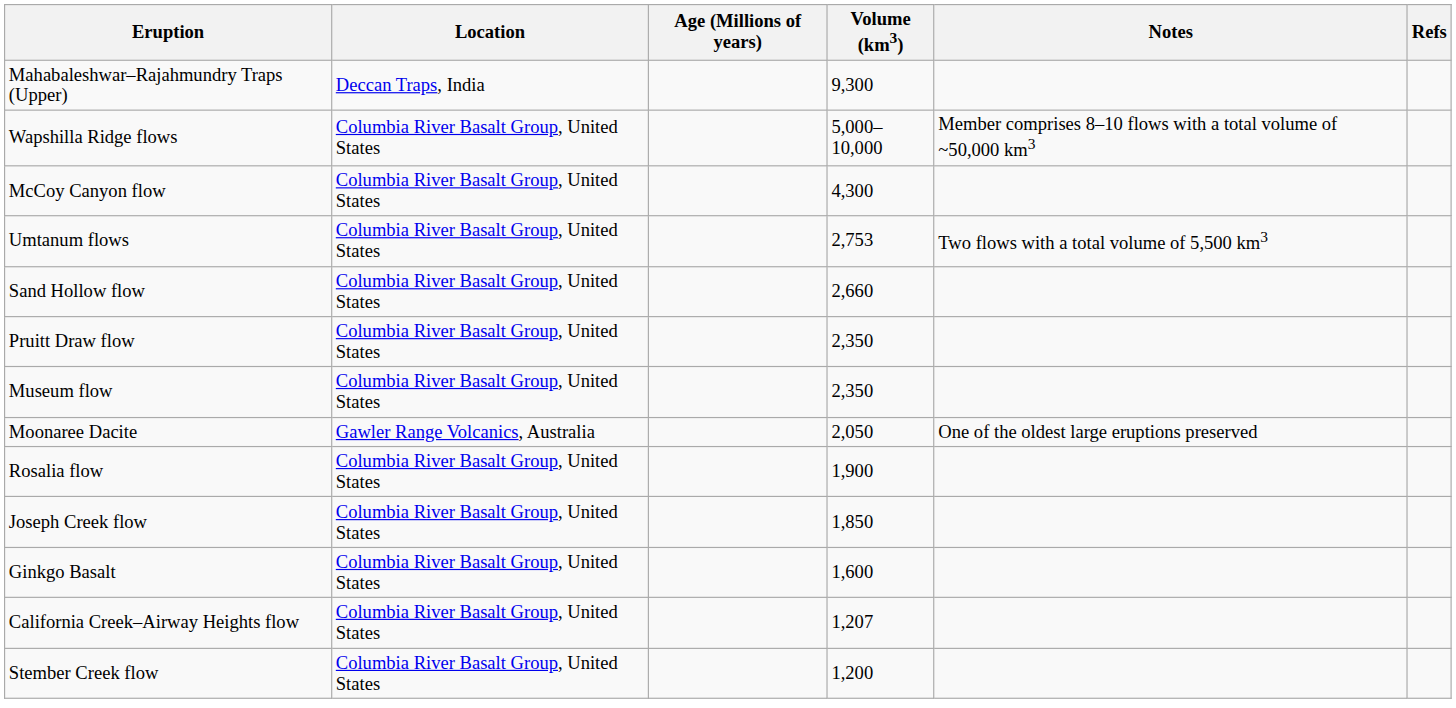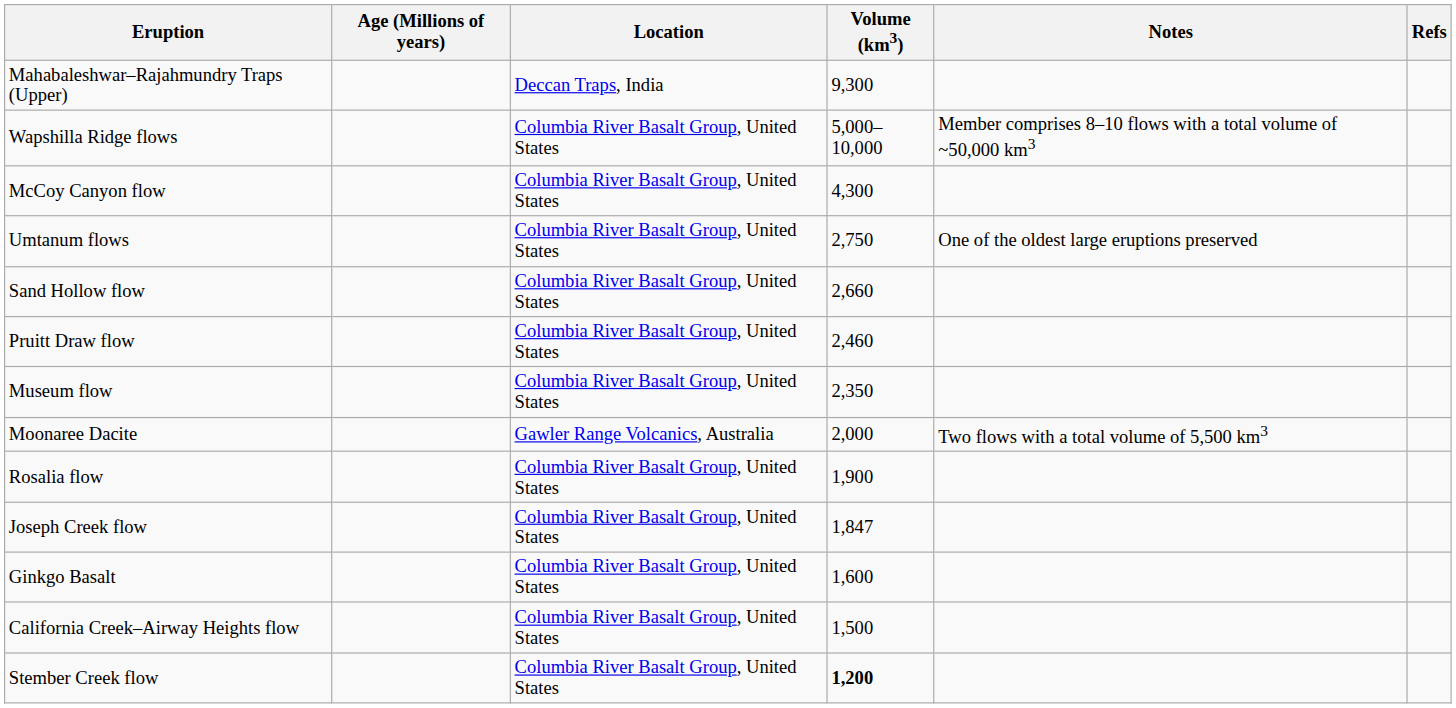columns swapped: (738, 32) <-> (490, 32)
(852, 240) 2,753 -> (852, 240) 2,750
(1103, 240) Two flows with a total volume of 5,500 km3 -> (1098, 240) One of the oldest large eruptions preserved
(852, 341) 2,350 -> (852, 341) 2,460
(852, 431) 2,050 -> (852, 434) 2,000
(1098, 431) One of the oldest large eruptions preserved -> (1103, 434) Two flows with a total volume of 5,500 km3
(852, 521) 1,850 -> (852, 526) 1,847
(852, 622) 1,207 -> (852, 627) 1,500
(852, 672) normal -> (852, 677) bold
